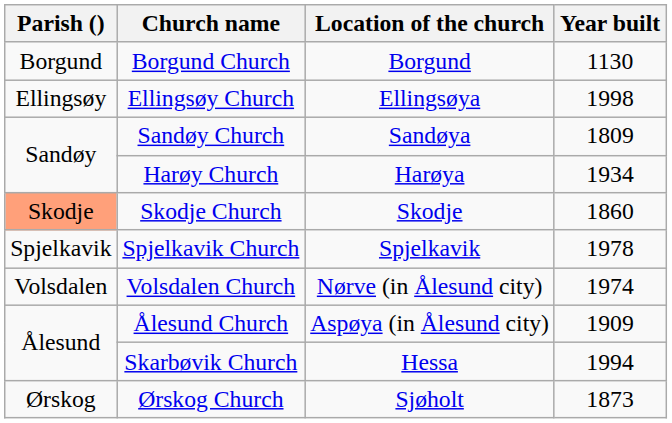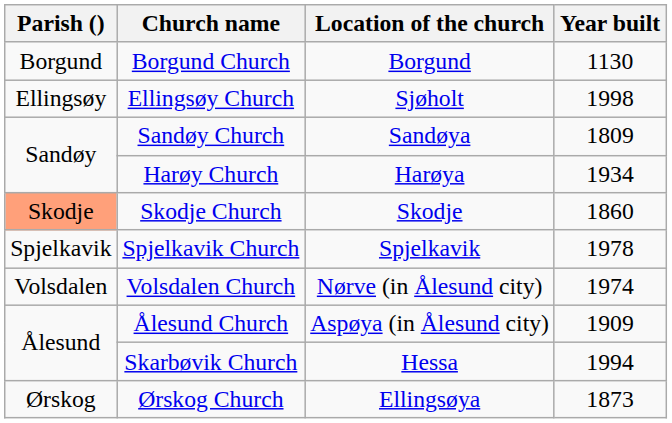(430, 98) Ellingsøya -> (430, 98) Sjøholt
(430, 398) Sjøholt -> (430, 398) Ellingsøya
